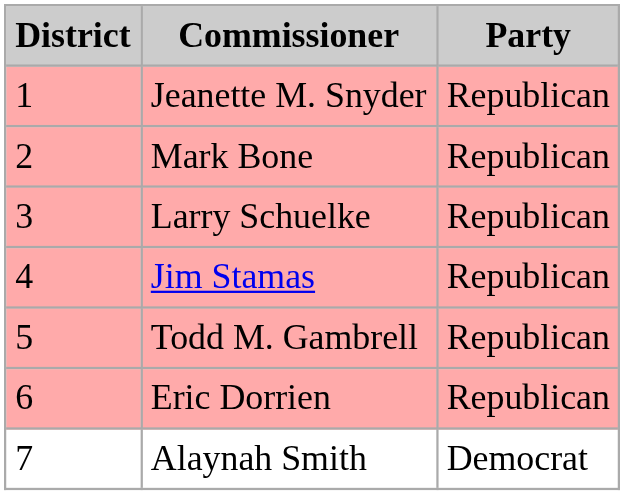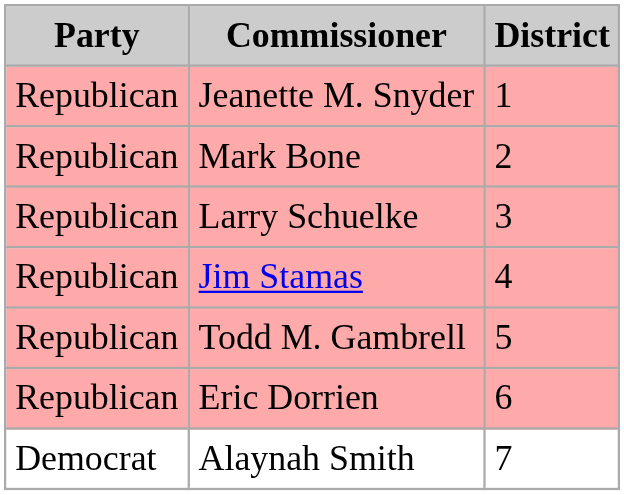columns swapped: (73, 34) <-> (528, 34)
